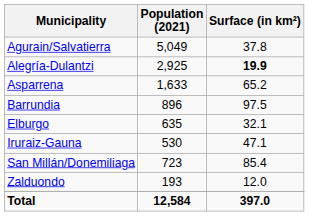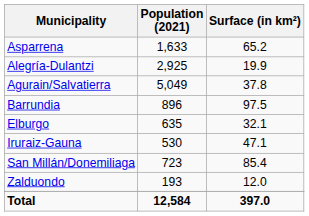rows swapped: (59, 47) <-> (35, 85)
(255, 66) bold -> (255, 66) normal
